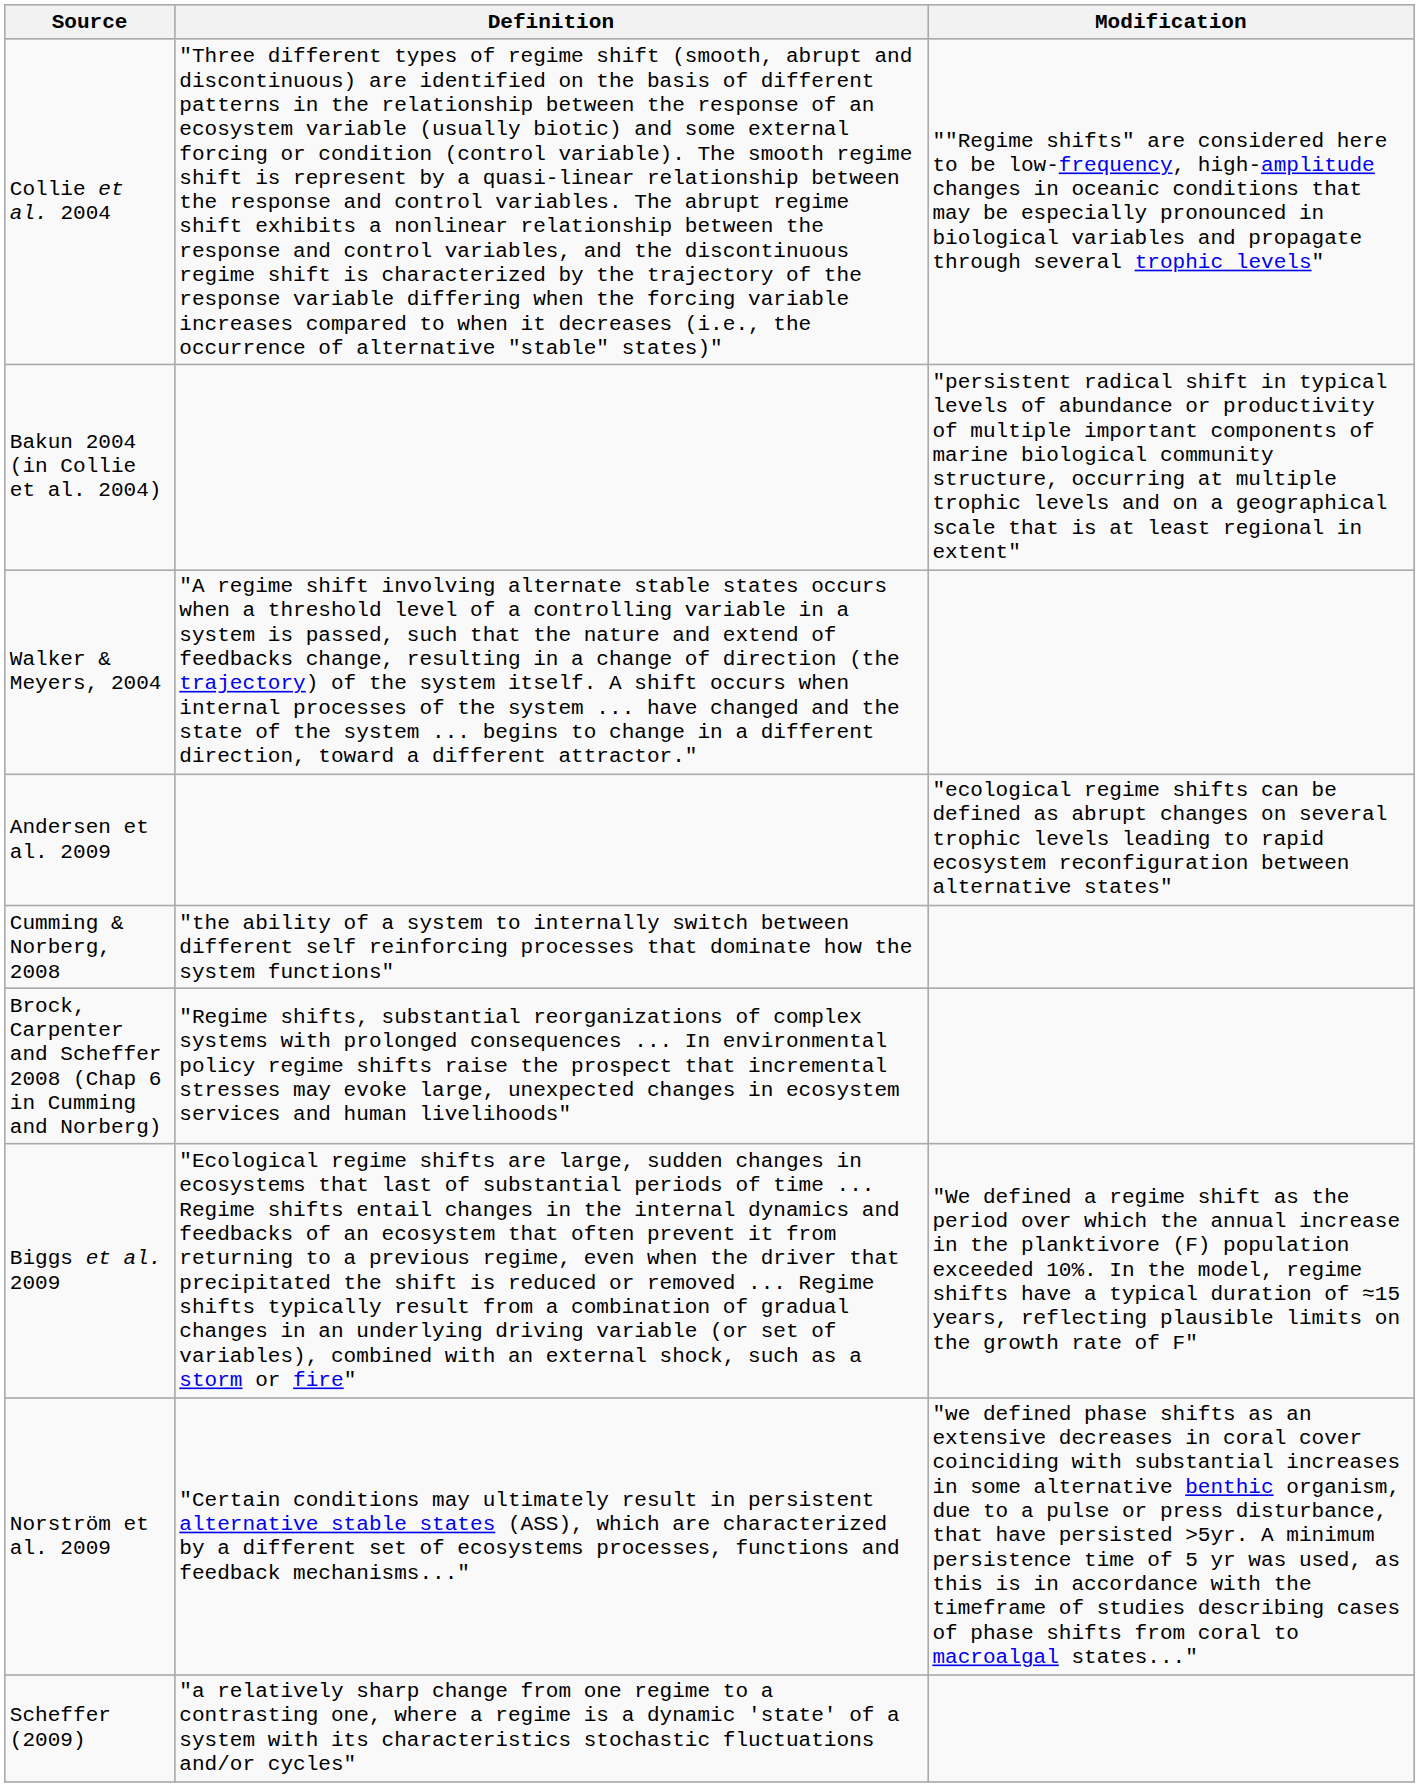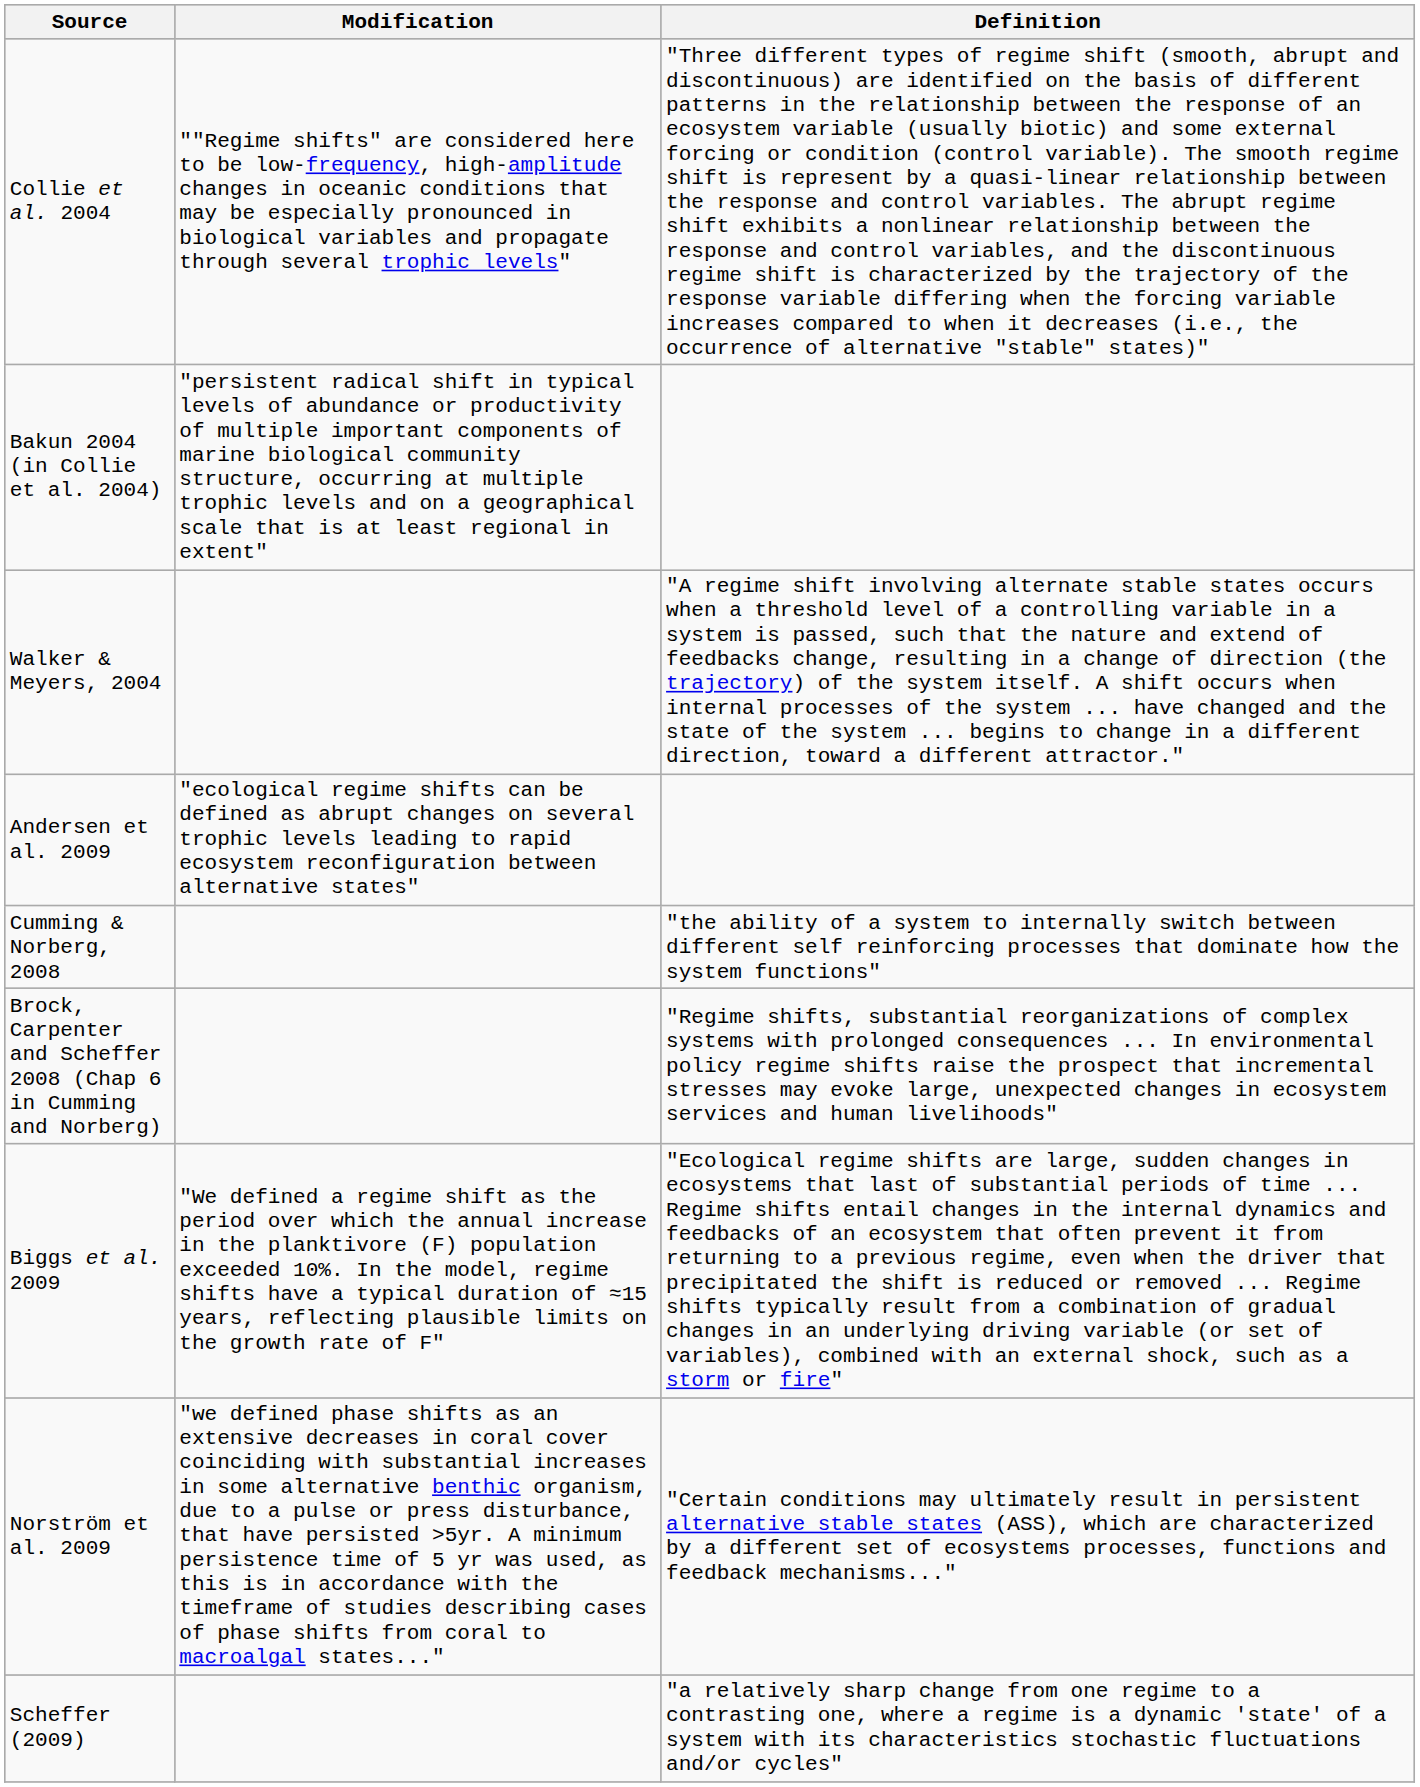columns swapped: (551, 22) <-> (1171, 22)
